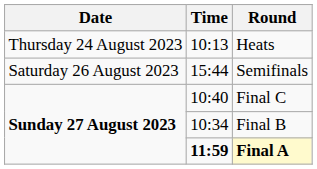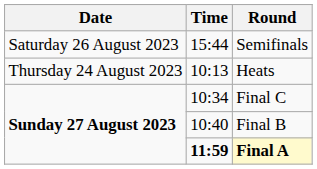rows swapped: (255, 44) <-> (272, 71)
(209, 97) 10:40 -> (209, 97) 10:34
(209, 124) 10:34 -> (209, 124) 10:40
